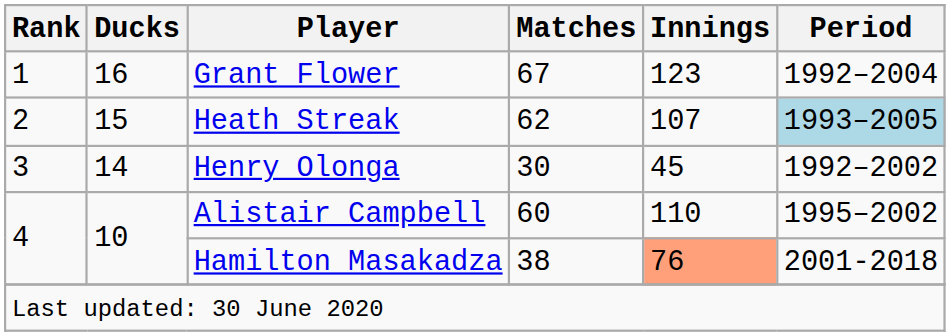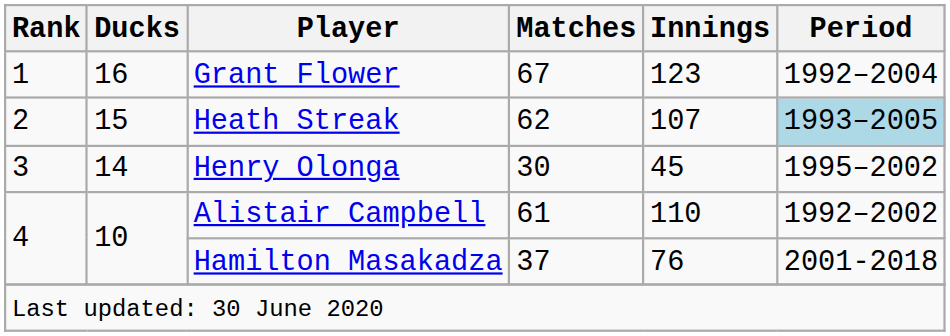(861, 168) 1992–2002 -> (861, 168) 1995–2002
(533, 215) 60 -> (533, 215) 61
(861, 215) 1995–2002 -> (861, 215) 1992–2002
(533, 261) 38 -> (533, 261) 37
(667, 261) lightsalmon background -> (667, 261) no background
